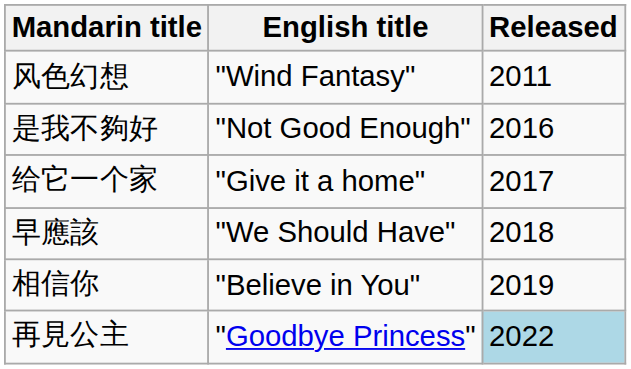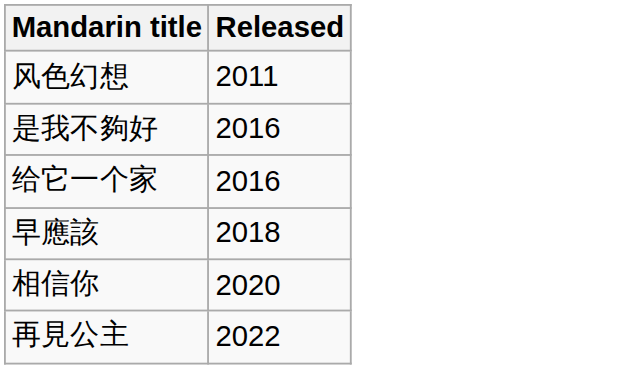- column: (346, 27)
(522, 180) 2017 -> (248, 180) 2016
(522, 284) 2019 -> (248, 284) 2020
(522, 336) lightblue background -> (248, 336) no background
